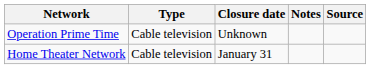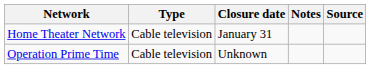rows swapped: (66, 53) <-> (63, 34)
